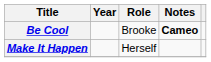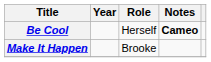(139, 30) Brooke -> (139, 30) Herself
(139, 48) Herself -> (139, 48) Brooke
